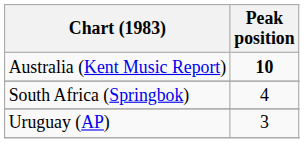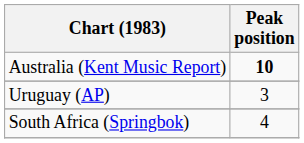rows swapped: (99, 94) <-> (59, 123)
